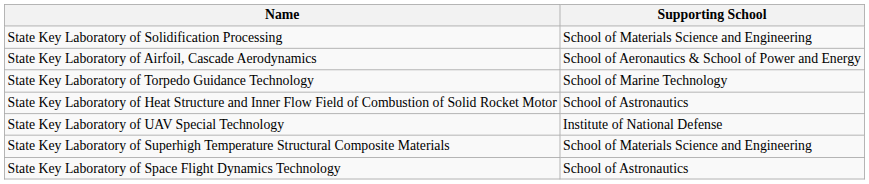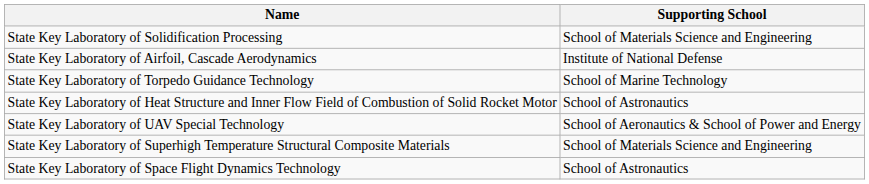(712, 59) School of Aeronautics & School of Power and Energy -> (643, 59) Institute of National Defense
(643, 124) Institute of National Defense -> (712, 124) School of Aeronautics & School of Power and Energy
